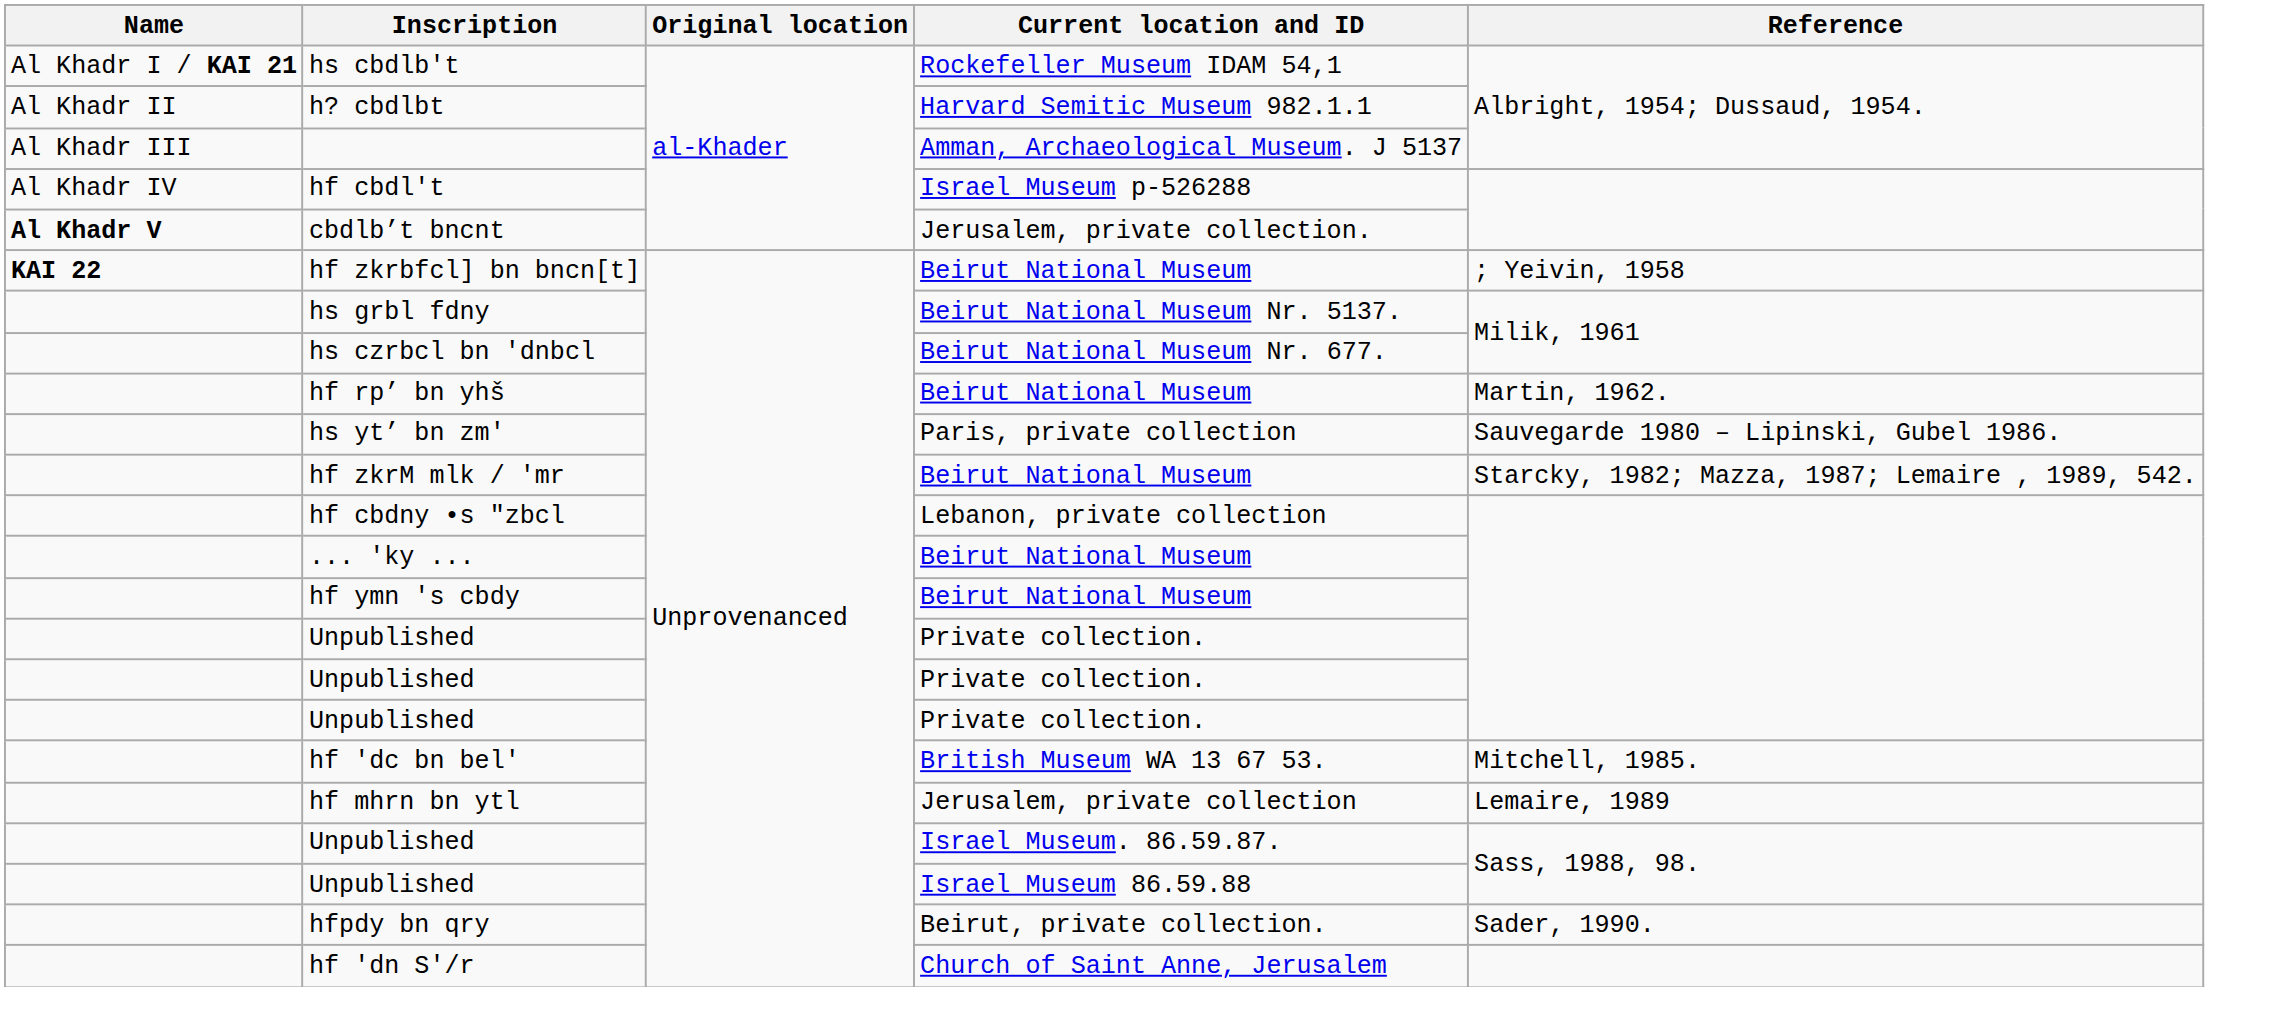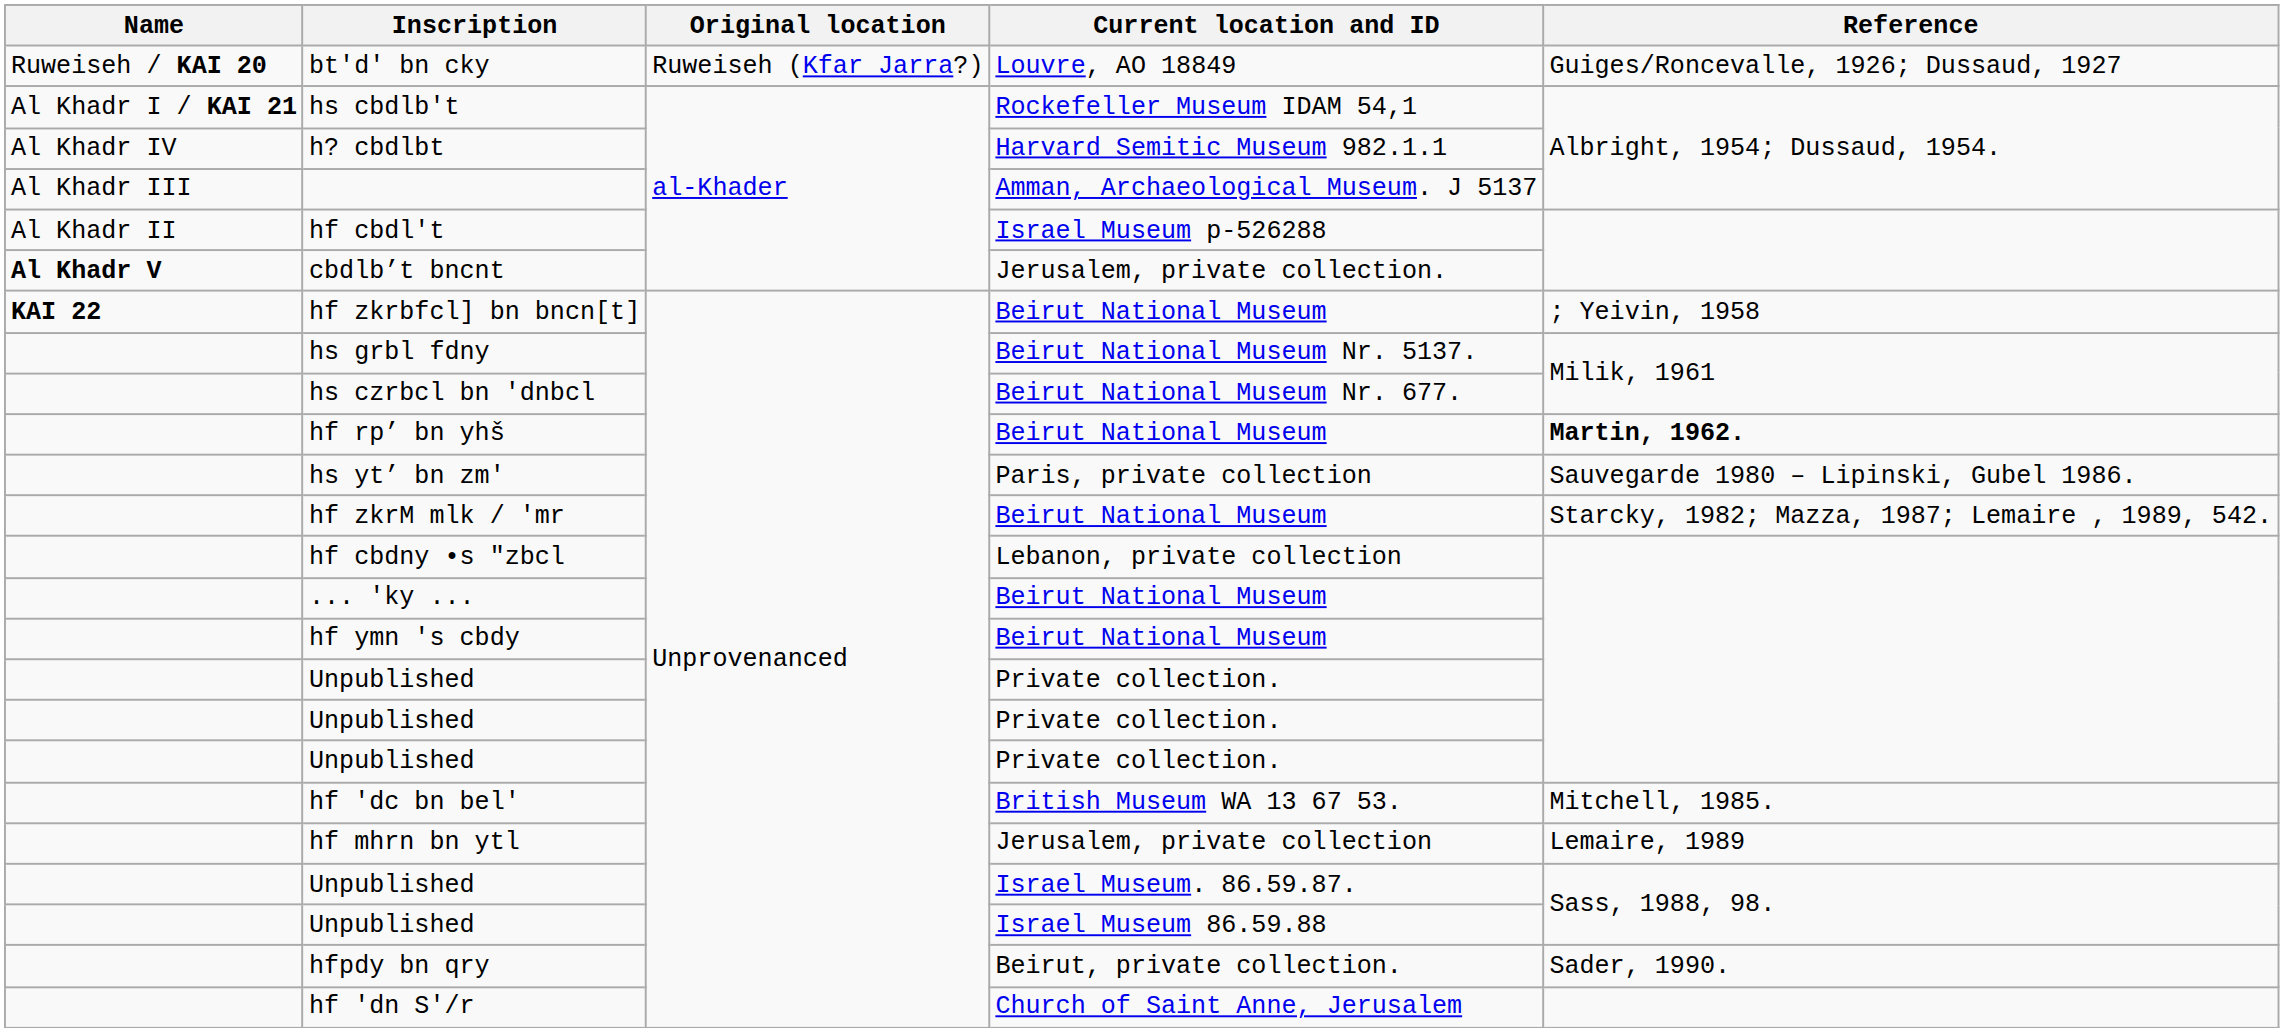+ row: (399, 66)
(94, 107) Al Khadr II -> (94, 148) Al Khadr IV
(94, 189) Al Khadr IV -> (94, 230) Al Khadr II
(1572, 393) normal -> (1647, 434) bold
